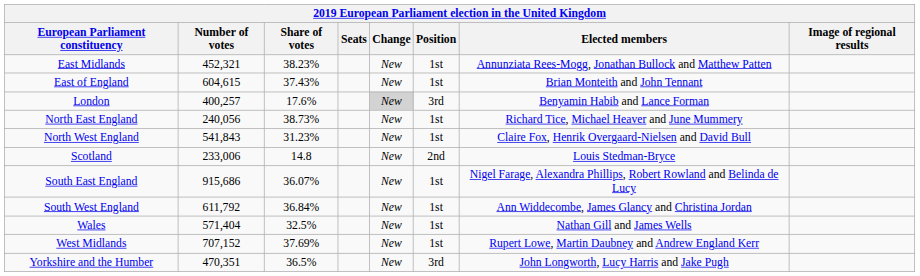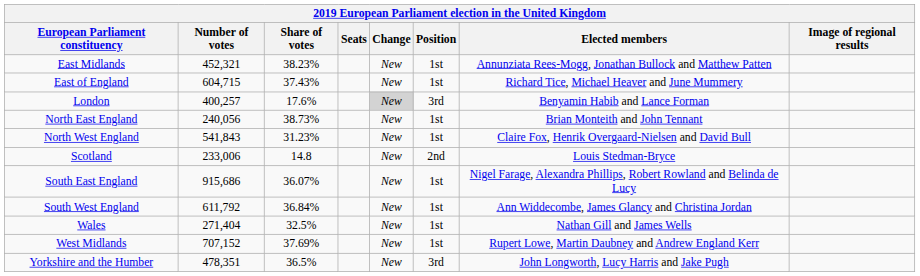(221, 82) 604,615 -> (221, 82) 604,715
(624, 82) Brian Monteith and John Tennant -> (624, 82) Richard Tice, Michael Heaver and June Mummery
(624, 119) Richard Tice, Michael Heaver and June Mummery -> (624, 119) Brian Monteith and John Tennant
(221, 225) 571,404 -> (221, 225) 271,404
(221, 262) 470,351 -> (221, 262) 478,351
